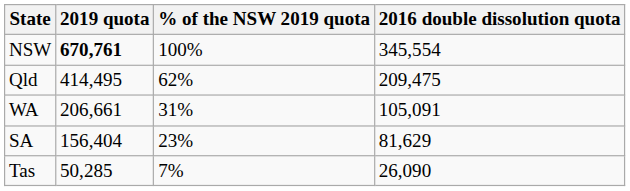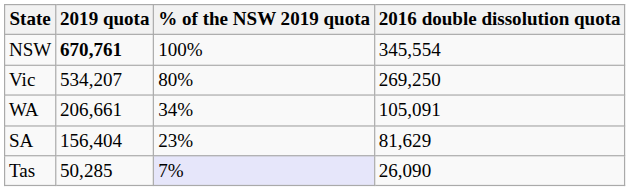+ row: (22, 79)
- row: (23, 79)
(176, 110) 31% -> (176, 110) 34%
(171, 170) no background -> (171, 170) lavender background
